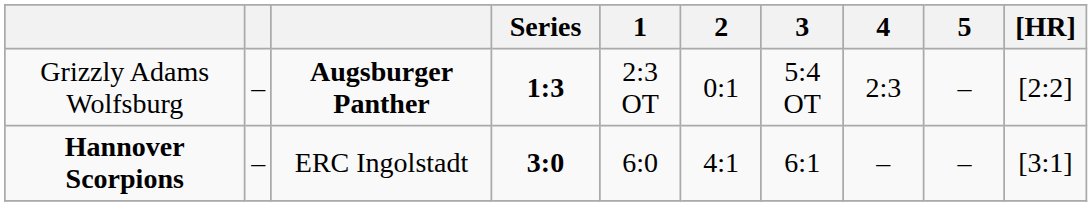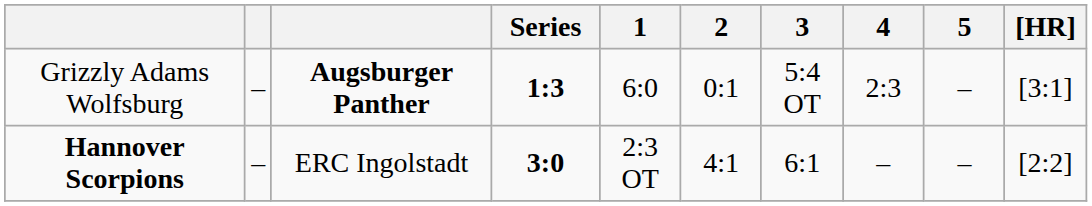(640, 86) 2:3 OT -> (640, 86) 6:0
(1045, 86) [2:2] -> (1045, 86) [3:1]
(640, 162) 6:0 -> (640, 162) 2:3 OT
(1045, 162) [3:1] -> (1045, 162) [2:2]
